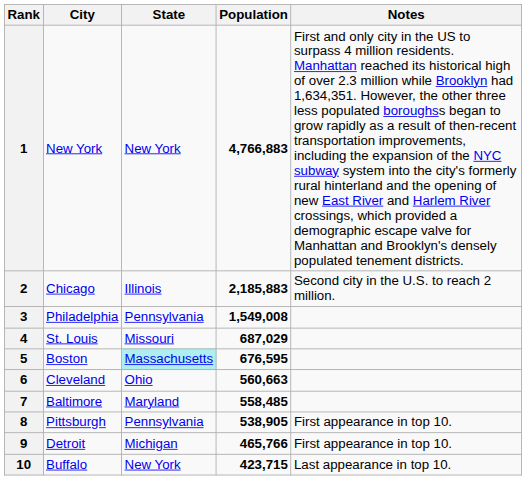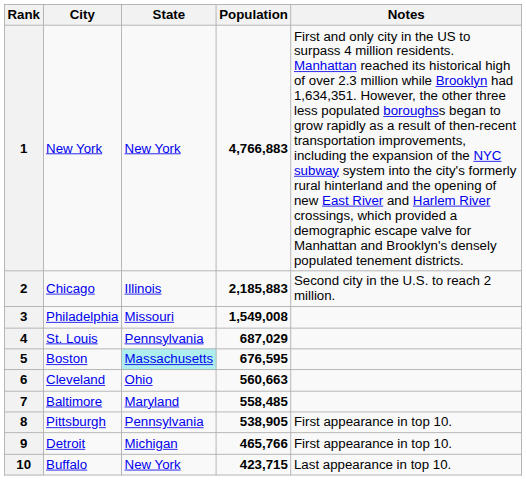(164, 317) Pennsylvania -> (149, 317) Missouri
(149, 338) Missouri -> (164, 338) Pennsylvania
